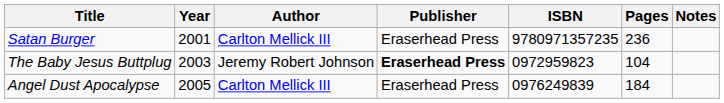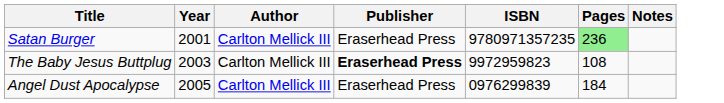(638, 39) no background -> (594, 39) lightgreen background
(296, 62) Jeremy Robert Johnson -> (274, 62) Carlton Mellick III
(553, 62) 0972959823 -> (510, 62) 9972959823
(638, 62) 104 -> (594, 62) 108
(553, 86) 0976249839 -> (510, 86) 0976299839
